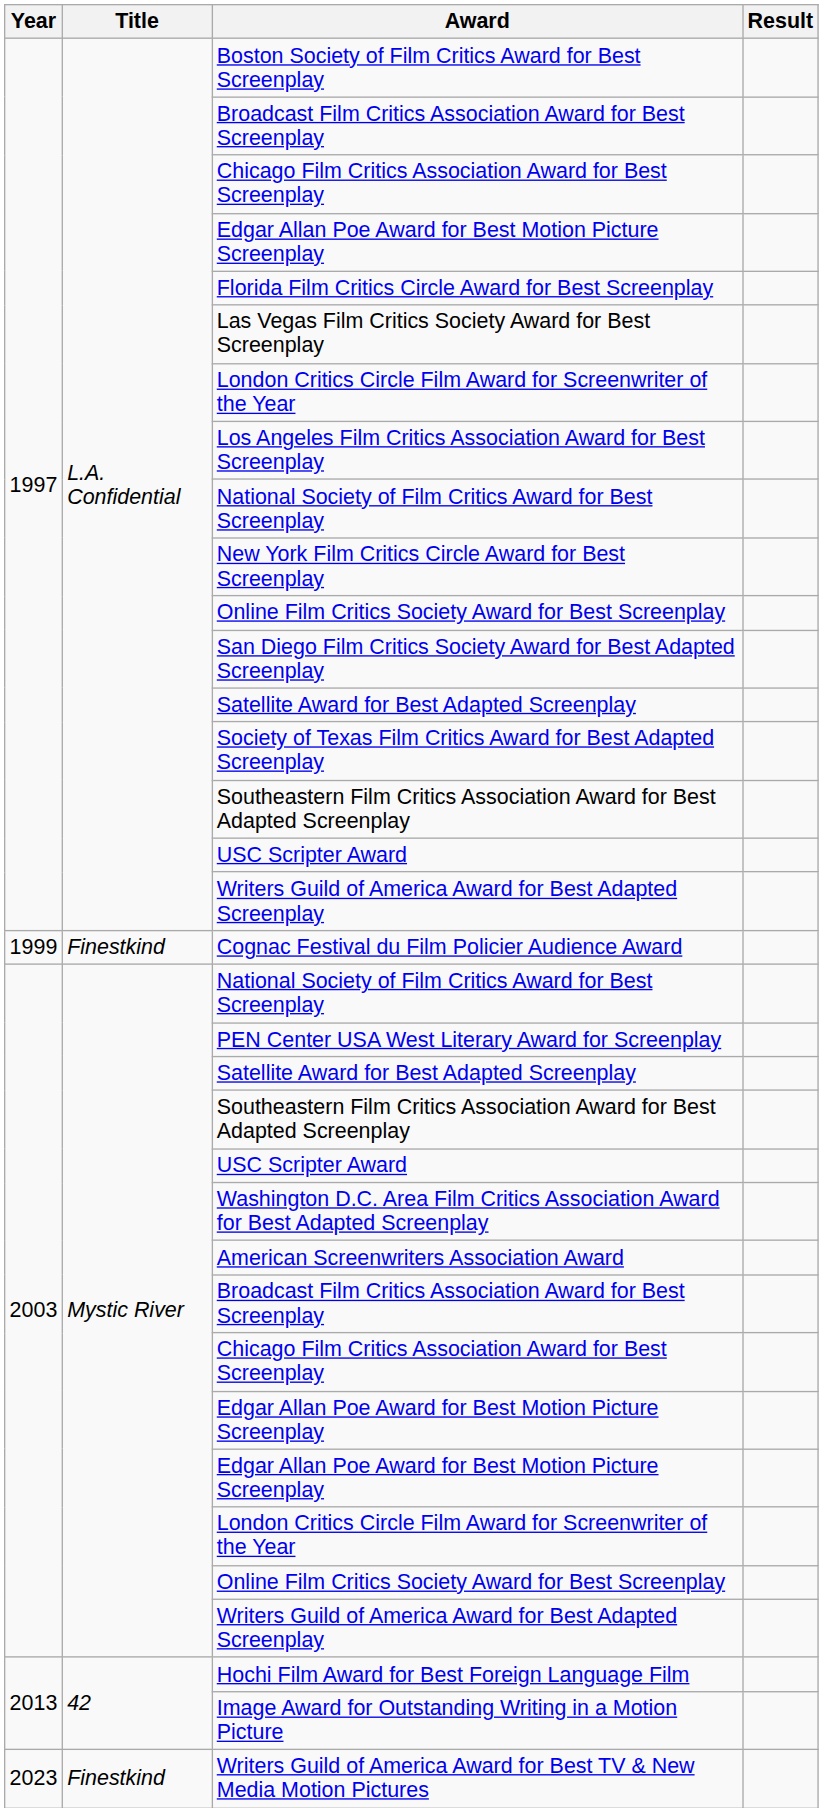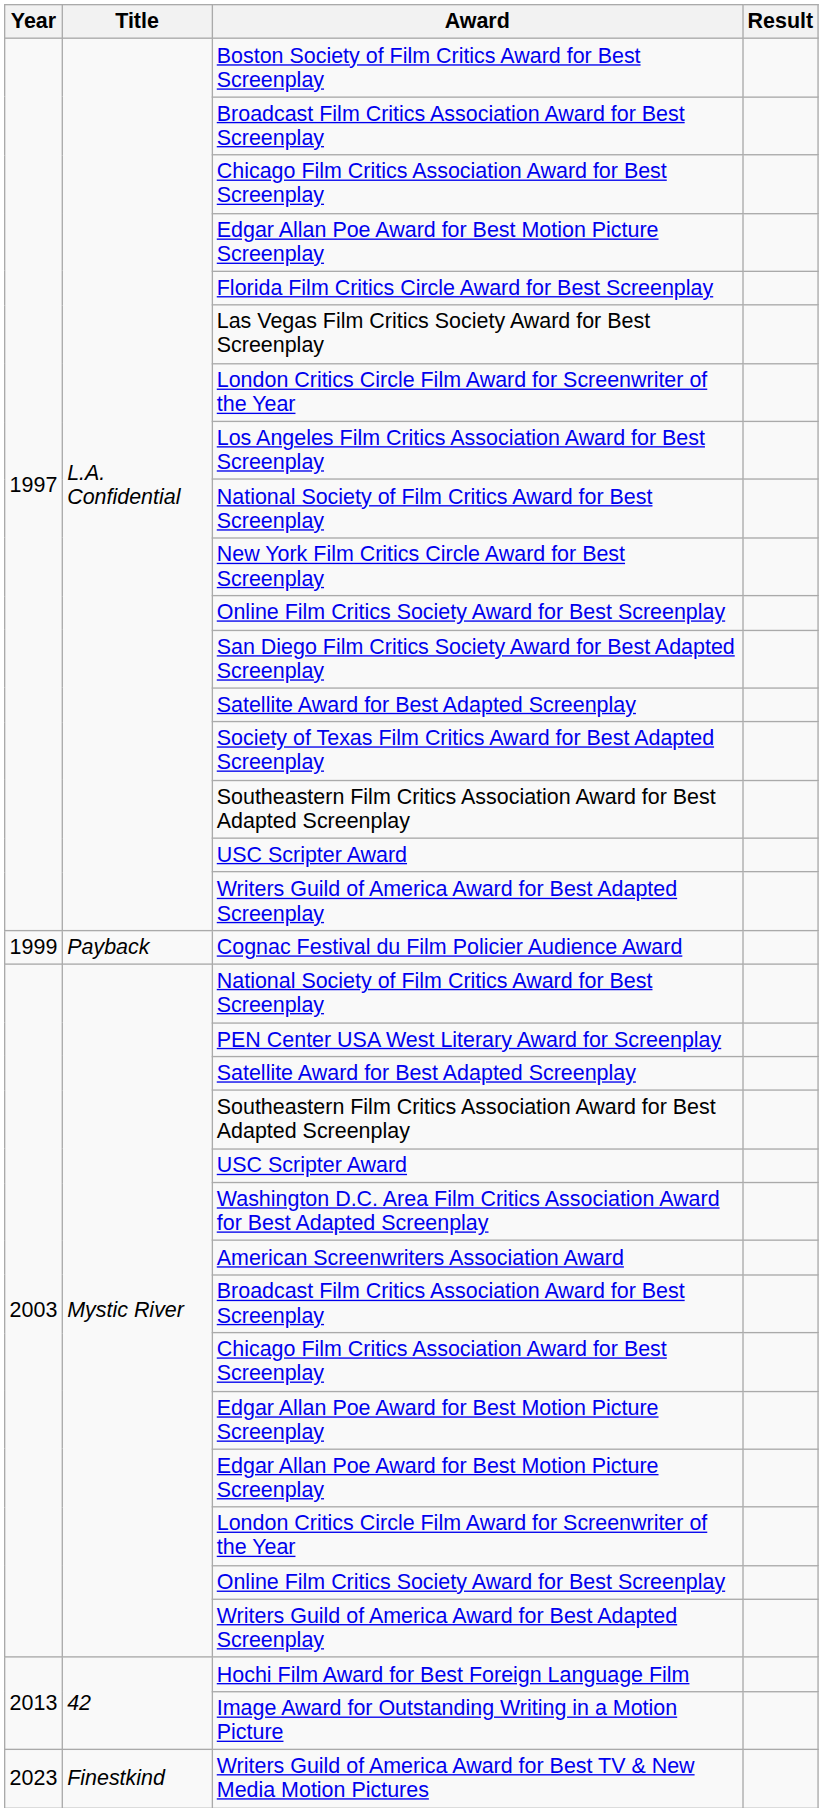(116, 947) Finestkind -> (108, 947) Payback
